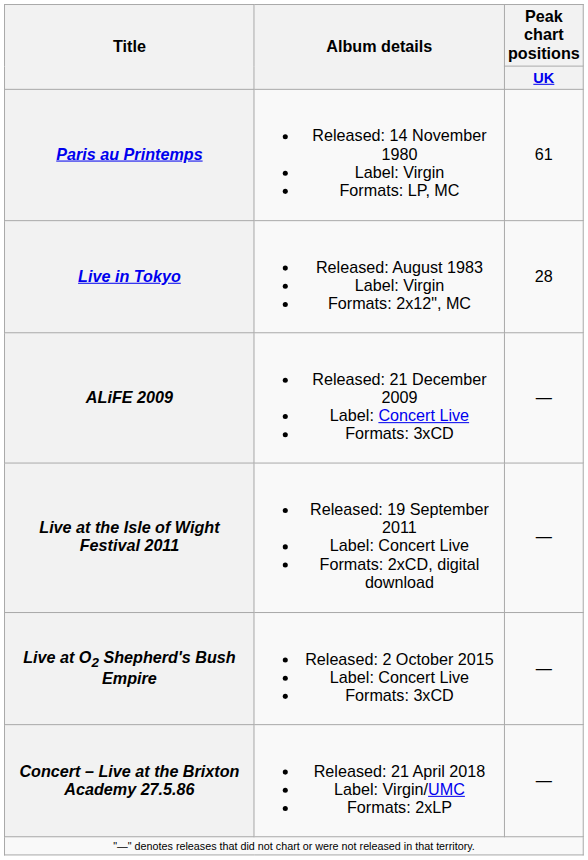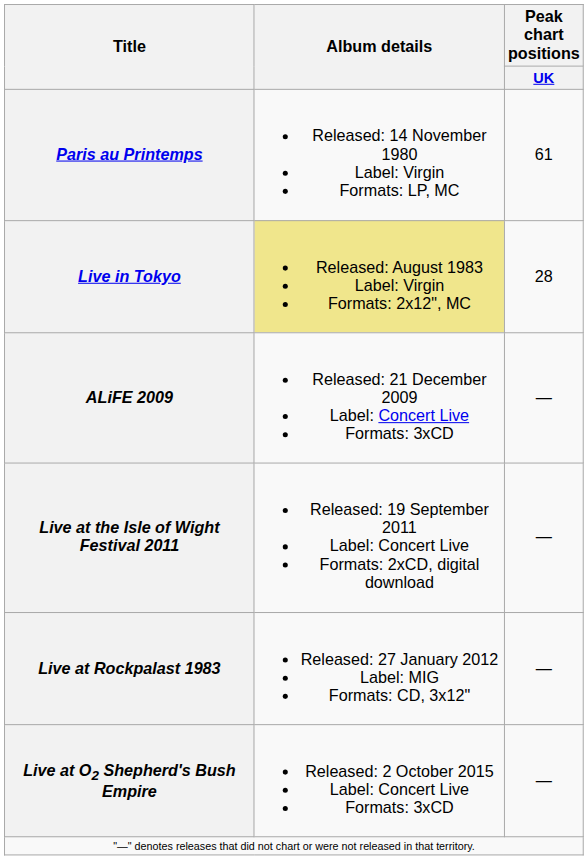(379, 285) no background -> (379, 285) khaki background
+ row: (129, 668)
- row: (129, 780)
